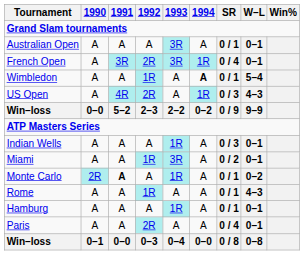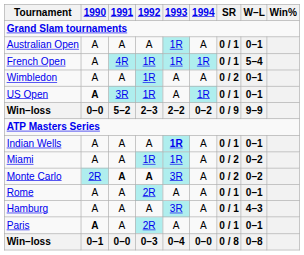(176, 44) 3R -> (176, 44) 1R
(122, 61) 3R -> (122, 61) 4R
(149, 61) 2R -> (149, 61) 1R
(176, 61) 3R -> (176, 61) 1R
(229, 61) 0 / 4 -> (229, 61) 0 / 1
(254, 61) 0–1 -> (254, 61) 5–4
(203, 77) bold -> (203, 77) normal
(229, 77) 0 / 1 -> (229, 77) 0 / 2
(254, 77) 5–4 -> (254, 77) 0–1
(95, 94) normal -> (95, 94) bold
(122, 94) 4R -> (122, 94) 3R
(149, 94) 2R -> (149, 94) 1R
(229, 94) 0 / 3 -> (229, 94) 0 / 1
(254, 94) 4–3 -> (254, 94) 0–1
(176, 143) normal -> (176, 143) bold
(229, 143) 0 / 3 -> (229, 143) 0 / 1
(176, 159) 3R -> (176, 159) 1R
(254, 159) 0–1 -> (254, 159) 0–2
(149, 175) normal -> (149, 175) bold
(176, 175) 1R -> (176, 175) 3R
(229, 175) 0 / 1 -> (229, 175) 0 / 2
(149, 192) 1R -> (149, 192) 2R
(254, 192) 4–3 -> (254, 192) 0–1
(176, 208) 1R -> (176, 208) 3R
(254, 208) 0–1 -> (254, 208) 4–3
(95, 225) normal -> (95, 225) bold
(229, 225) 0 / 4 -> (229, 225) 0 / 1
